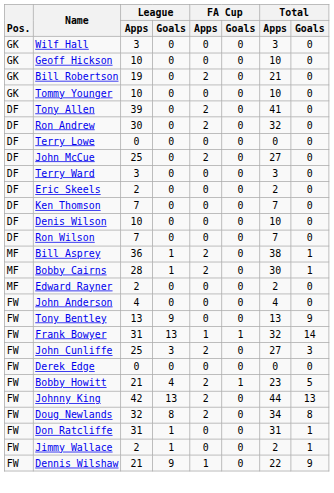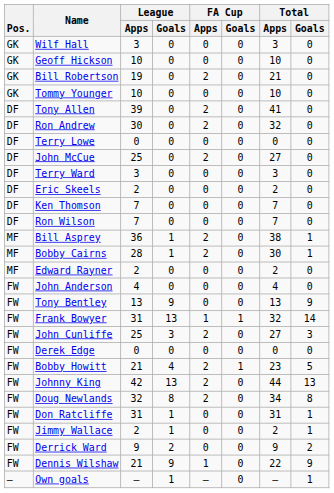- row: (71, 222)
+ row: (71, 447)
+ row: (62, 479)
